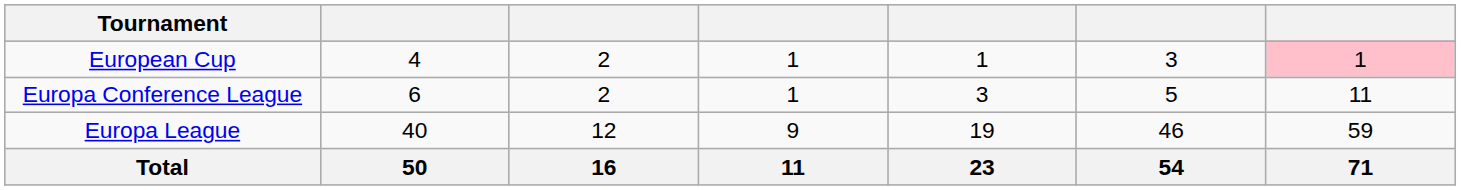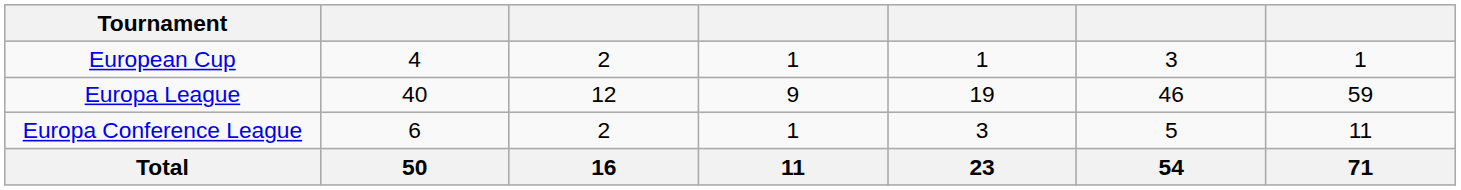(1360, 59) pink background -> (1360, 59) no background
rows swapped: (162, 131) <-> (162, 95)
